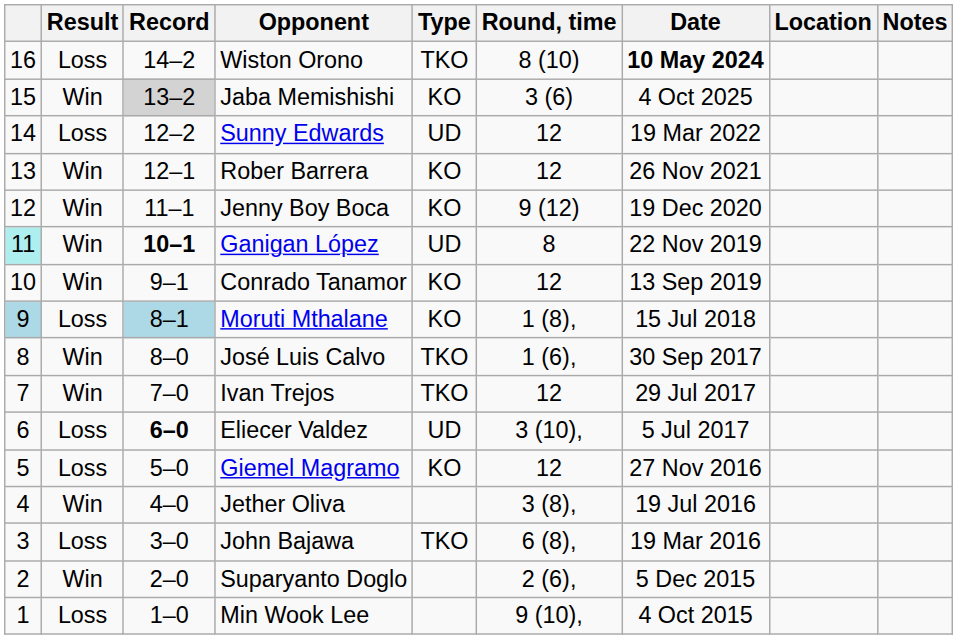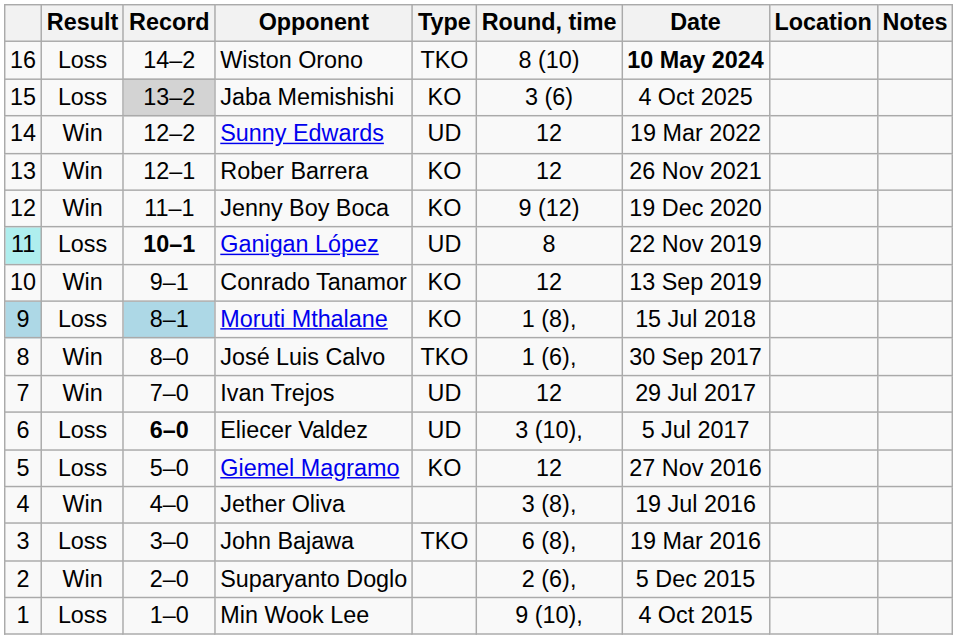(83, 97) Win -> (83, 97) Loss
(83, 134) Loss -> (83, 134) Win
(83, 245) Win -> (83, 245) Loss
(444, 393) TKO -> (444, 393) UD
